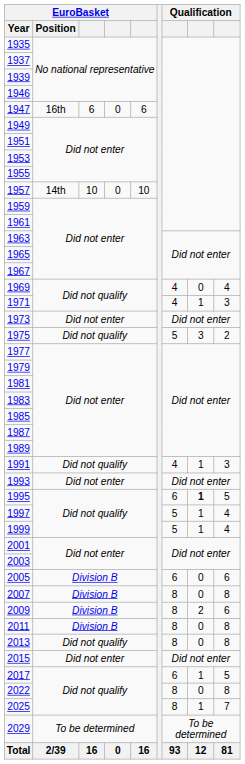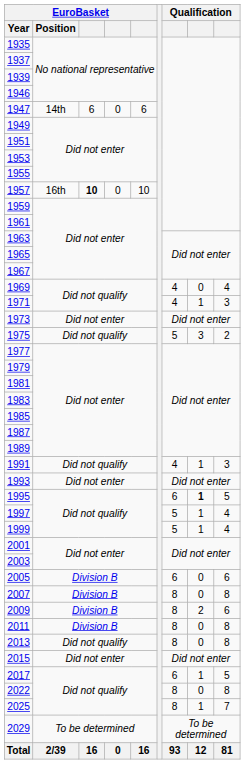(56, 110) 16th -> (56, 110) 14th
(56, 190) 14th -> (56, 190) 16th
(92, 190) normal -> (92, 190) bold
